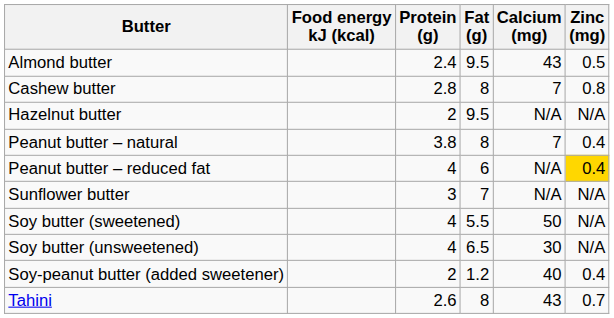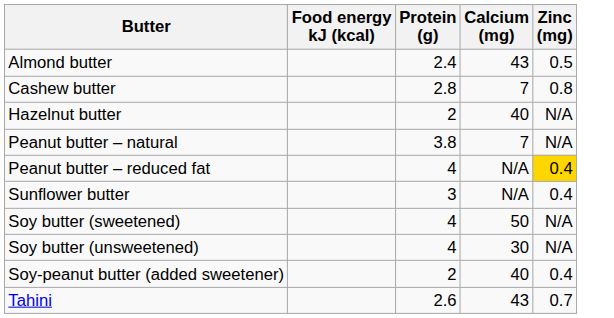- column: (477, 27)
(548, 115) N/A -> (520, 115) 40
(594, 141) 0.4 -> (559, 141) N/A
(591, 194) N/A -> (561, 194) 0.4
